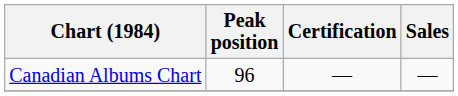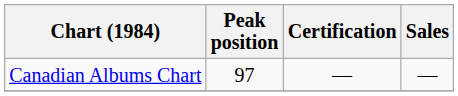(245, 74) 96 -> (245, 74) 97
